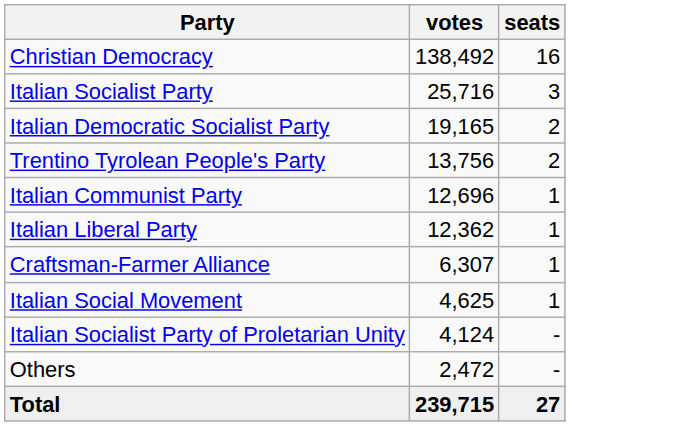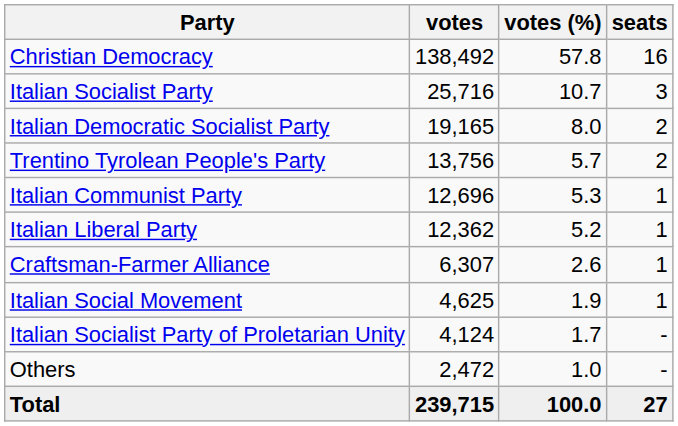+ column: (553, 22)
